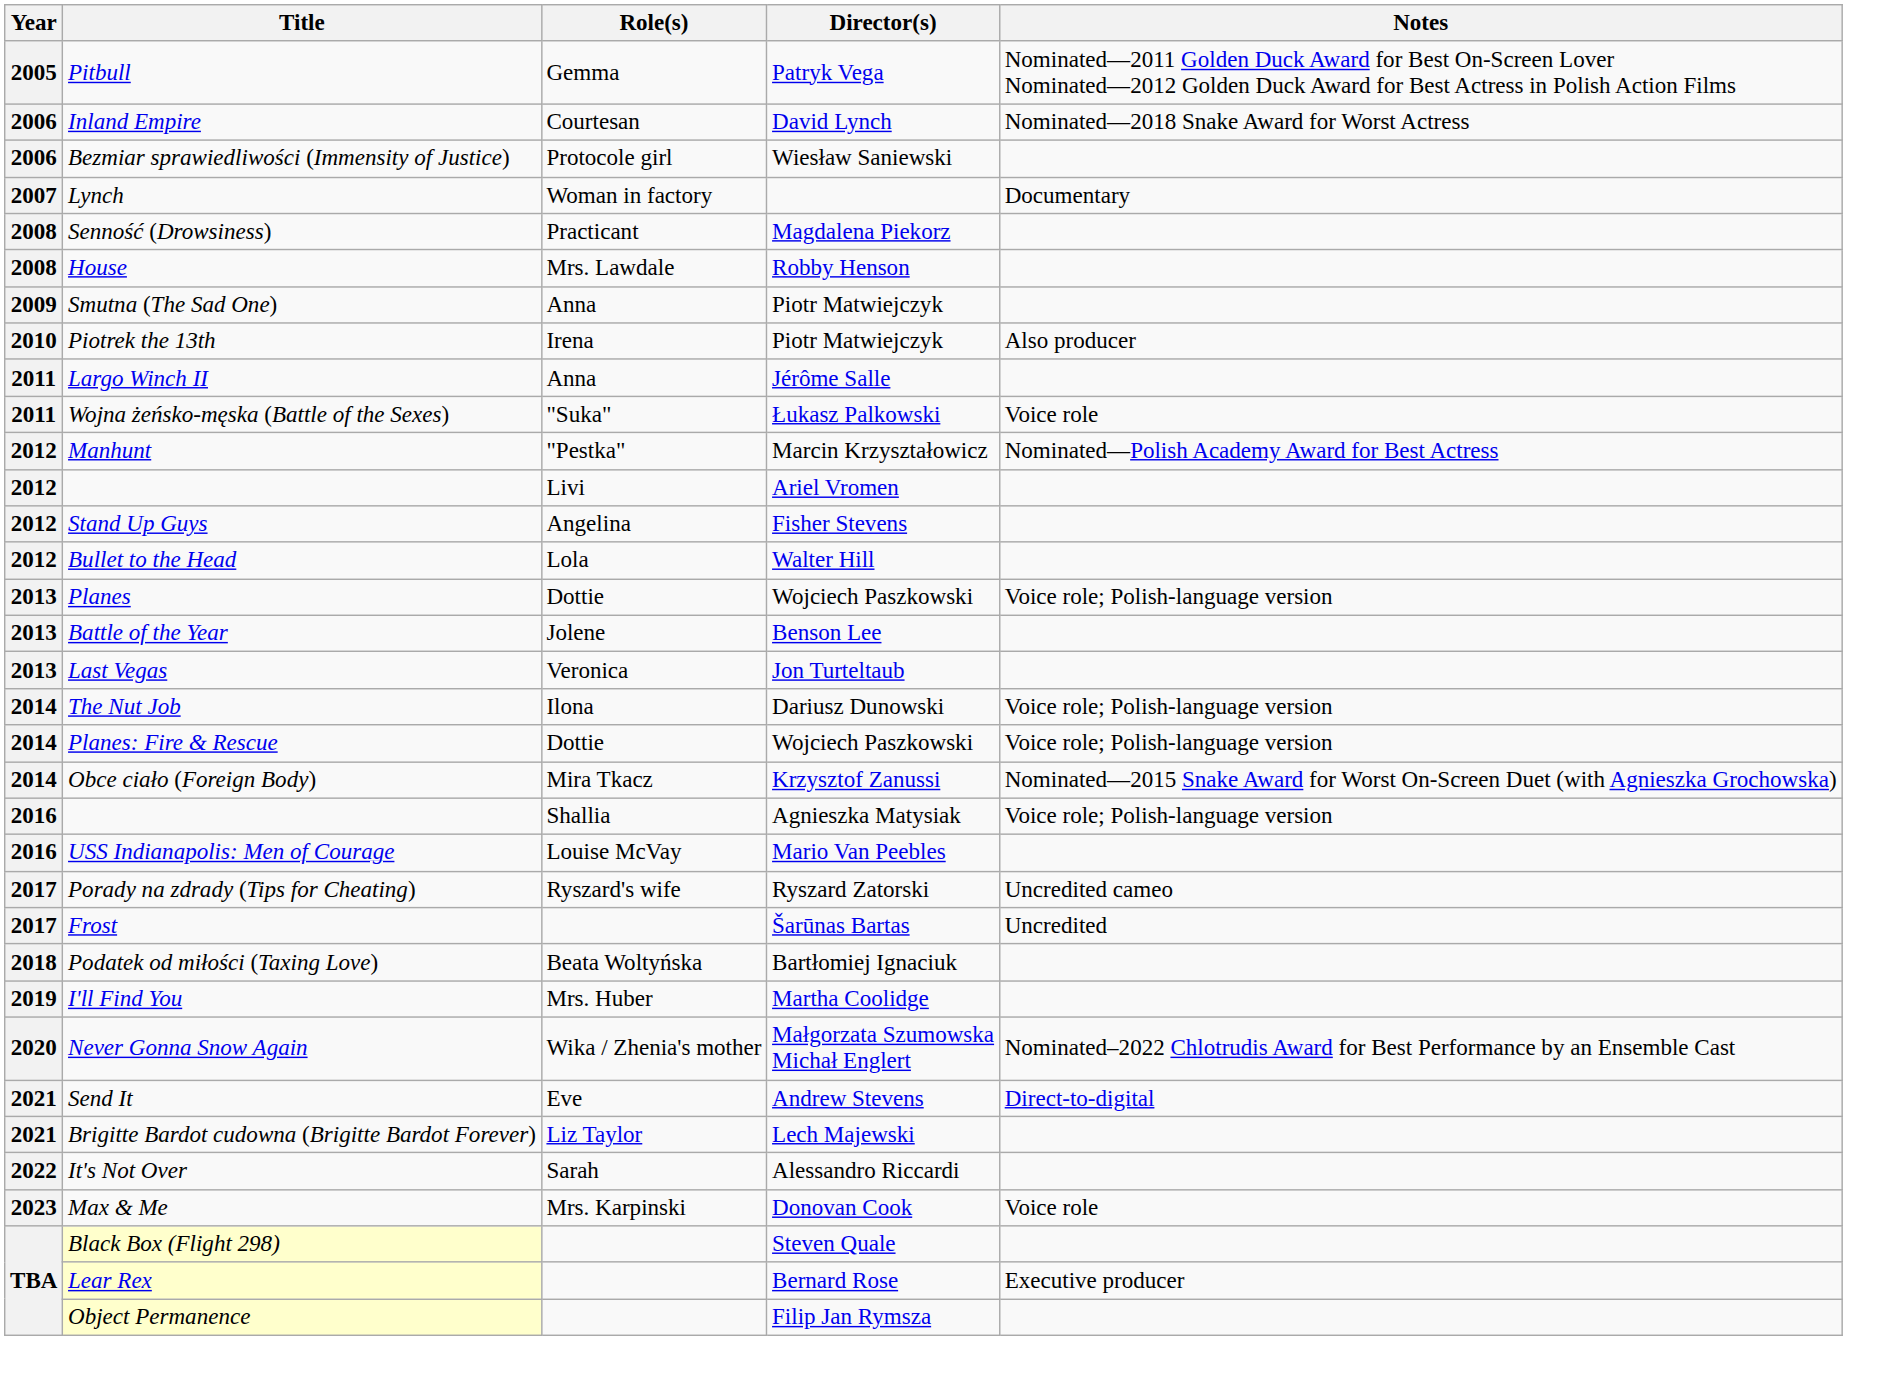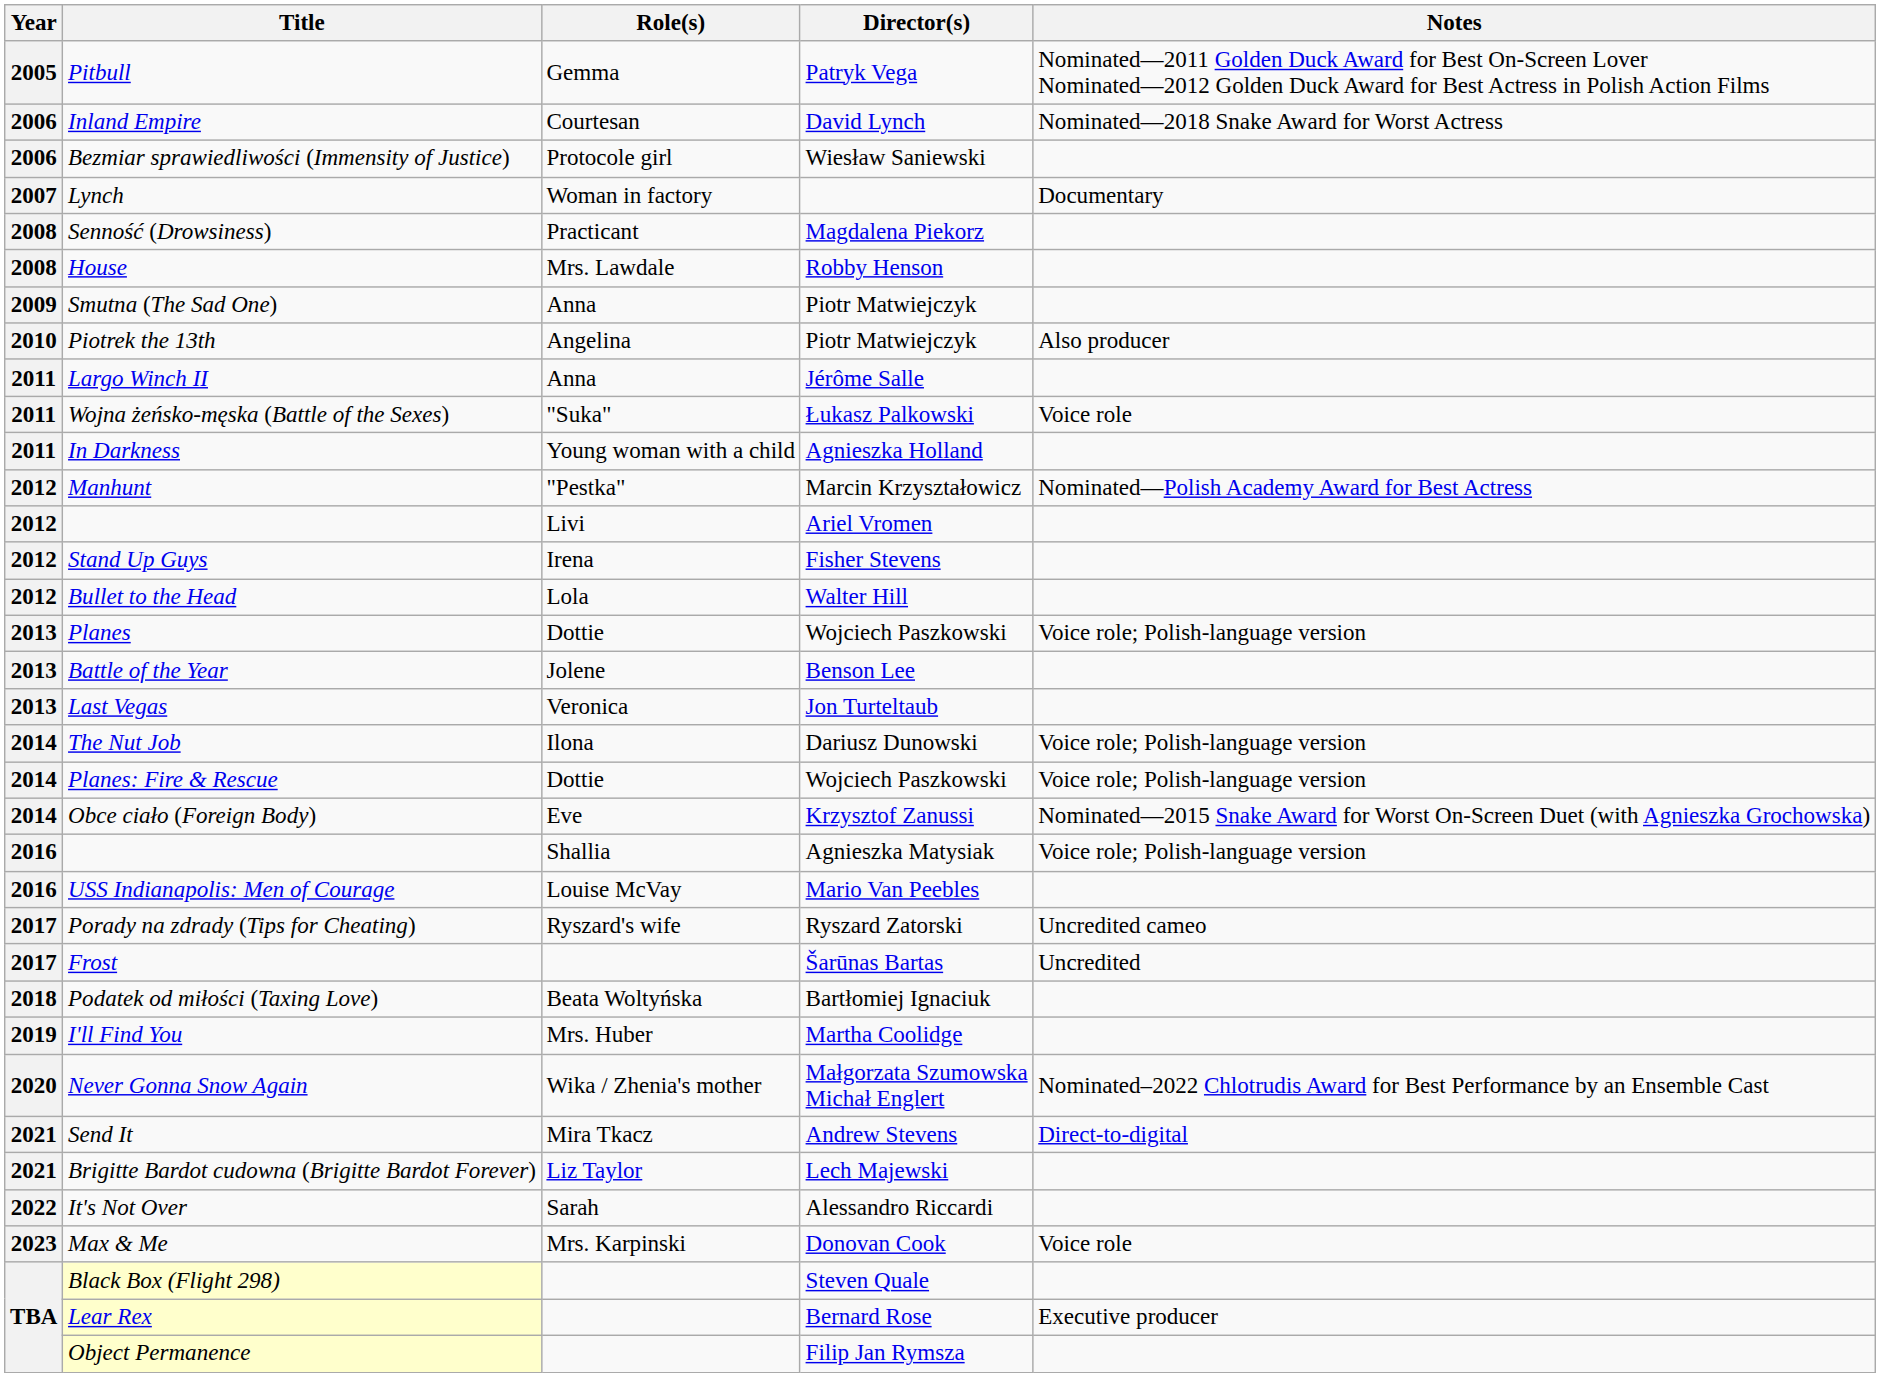(570, 341) Irena -> (589, 341) Angelina
+ row: (124, 450)
(589, 523) Angelina -> (570, 560) Irena
(600, 779) Mira Tkacz -> (564, 816) Eve
(564, 1097) Eve -> (600, 1134) Mira Tkacz
